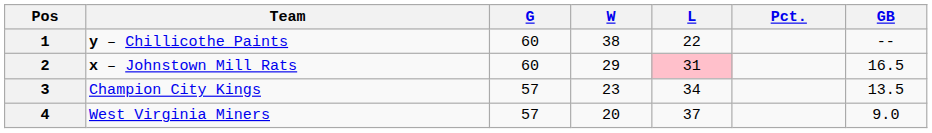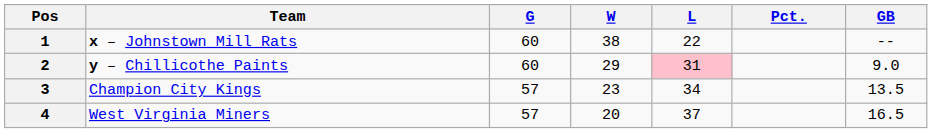(189, 41) y – Chillicothe Paints -> (193, 41) x – Johnstown Mill Rats
(193, 66) x – Johnstown Mill Rats -> (189, 66) y – Chillicothe Paints
(886, 66) 16.5 -> (886, 66) 9.0
(886, 115) 9.0 -> (886, 115) 16.5
